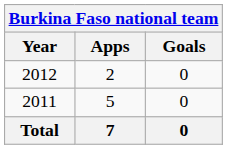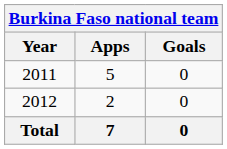rows swapped: (40, 102) <-> (40, 74)
